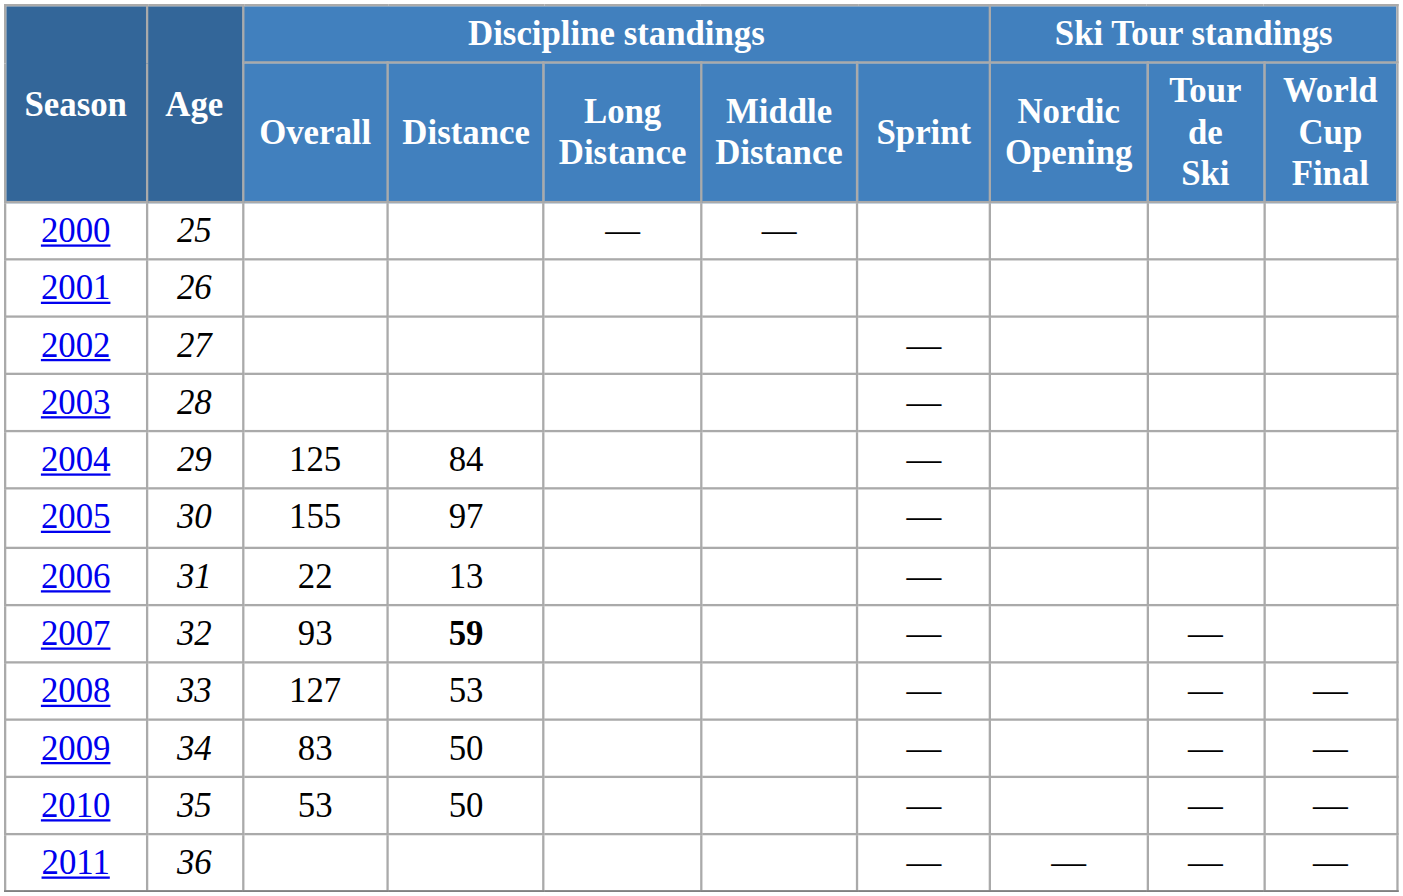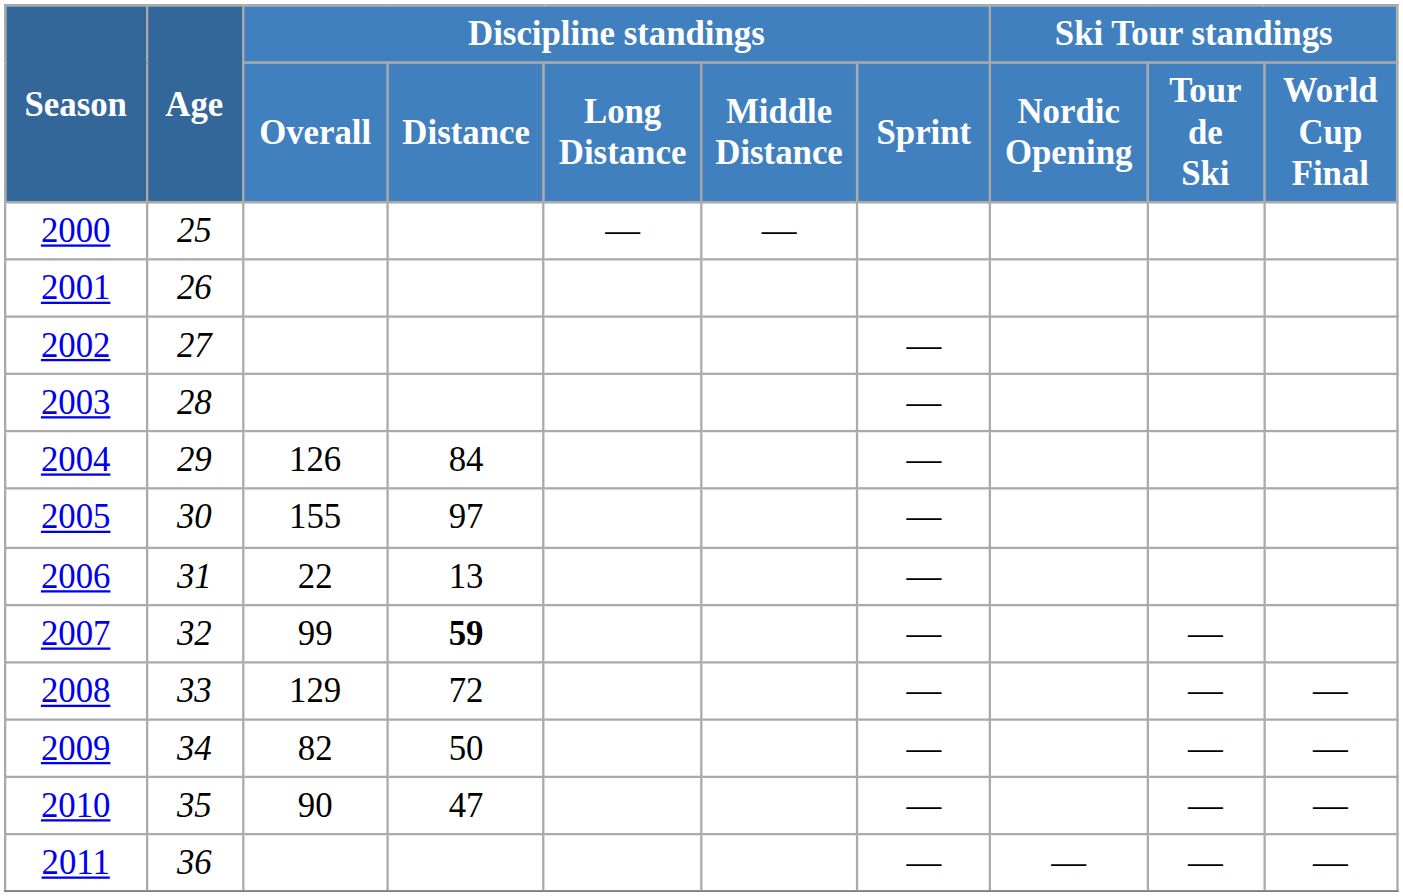(315, 460) 125 -> (315, 460) 126
(315, 632) 93 -> (315, 632) 99
(315, 689) 127 -> (315, 689) 129
(466, 689) 53 -> (466, 689) 72
(315, 747) 83 -> (315, 747) 82
(315, 804) 53 -> (315, 804) 90
(466, 804) 50 -> (466, 804) 47
